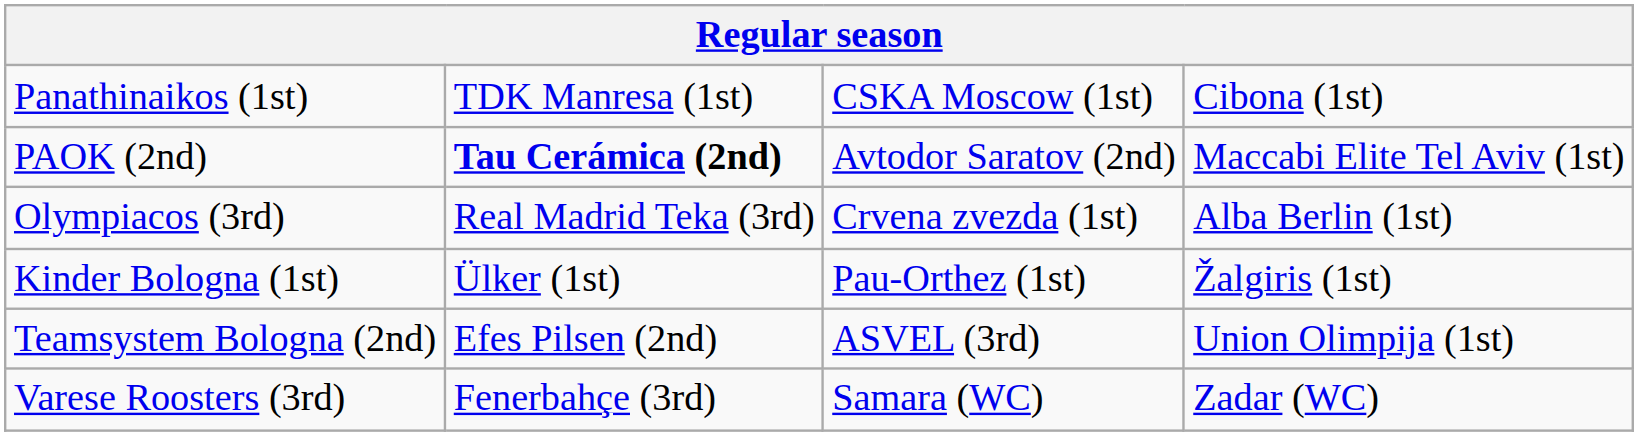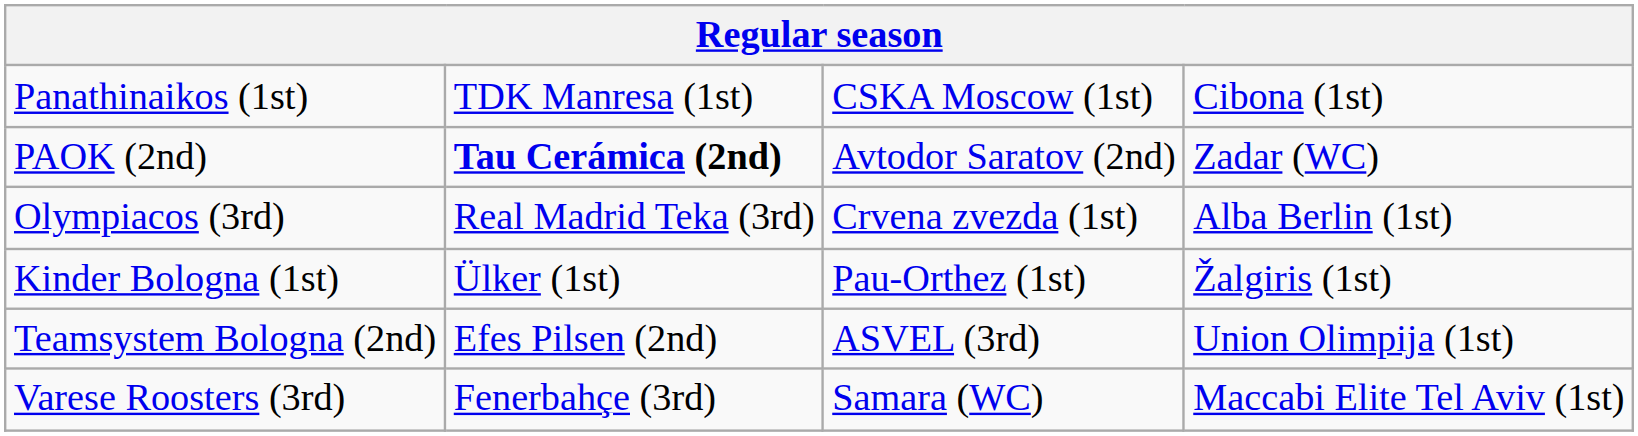(1409, 156) Maccabi Elite Tel Aviv (1st) -> (1286, 156) Zadar (WC)
(1286, 398) Zadar (WC) -> (1409, 398) Maccabi Elite Tel Aviv (1st)
